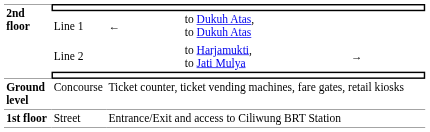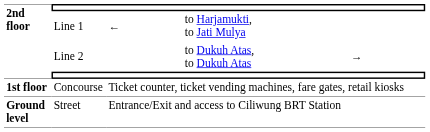(219, 26) to Dukuh Atas, to Dukuh Atas -> (218, 26) to Harjamukti, to Jati Mulya
(218, 56) to Harjamukti, to Jati Mulya -> (219, 56) to Dukuh Atas, to Dukuh Atas
(26, 94) Ground level -> (26, 87) 1st floor
(26, 118) 1st floor -> (26, 112) Ground level
